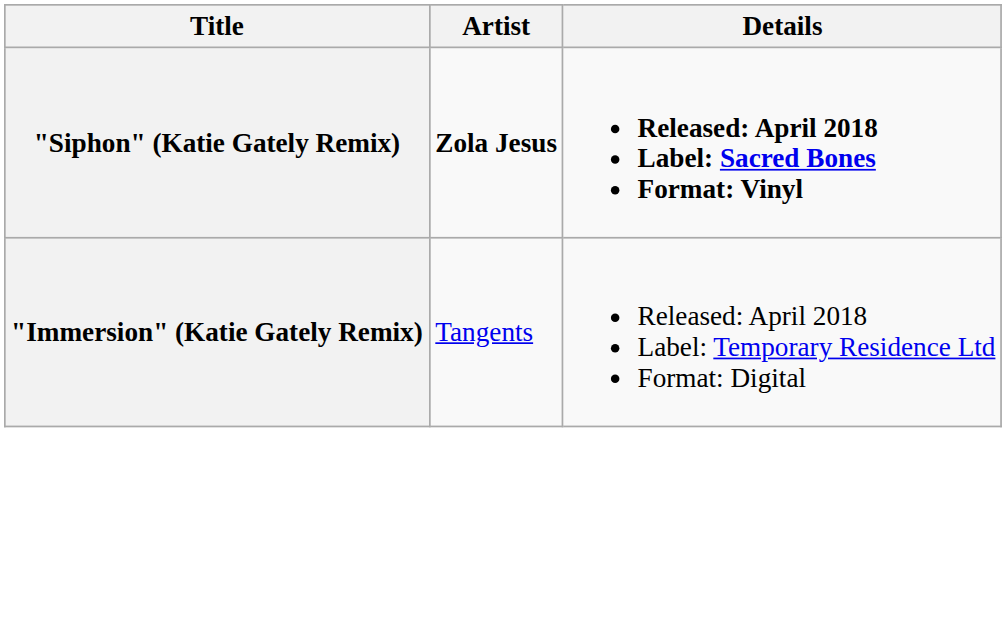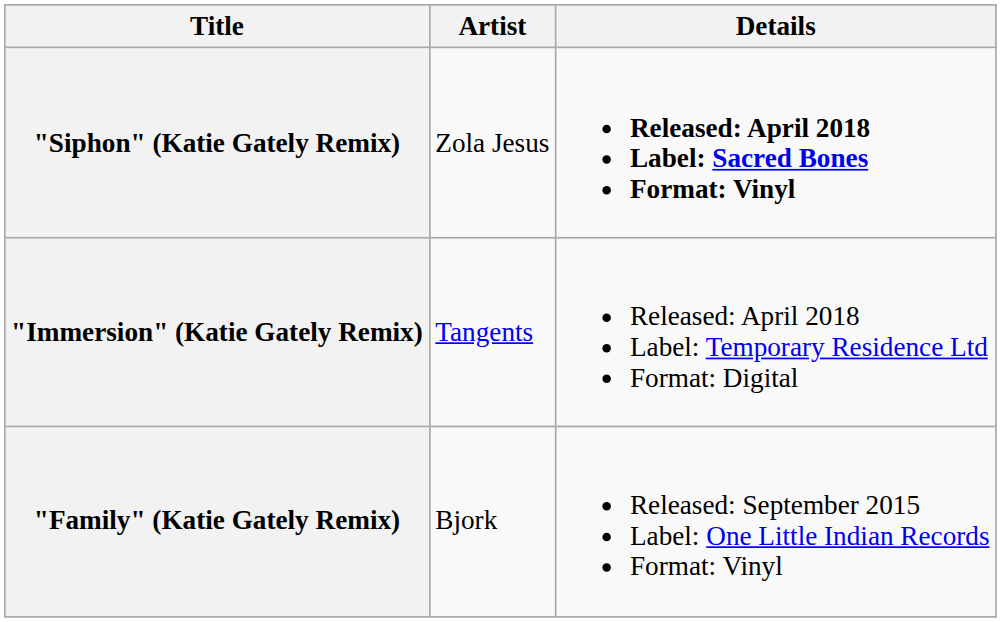(496, 142) bold -> (492, 142) normal
+ row: (217, 520)
